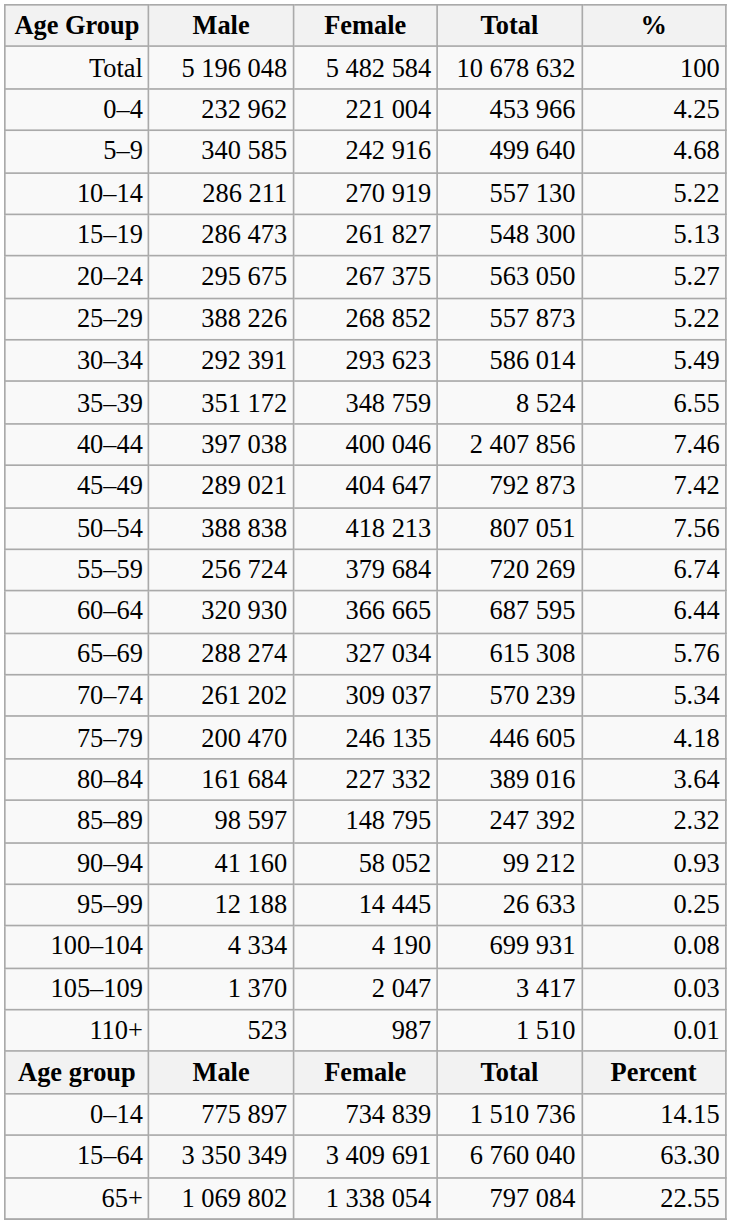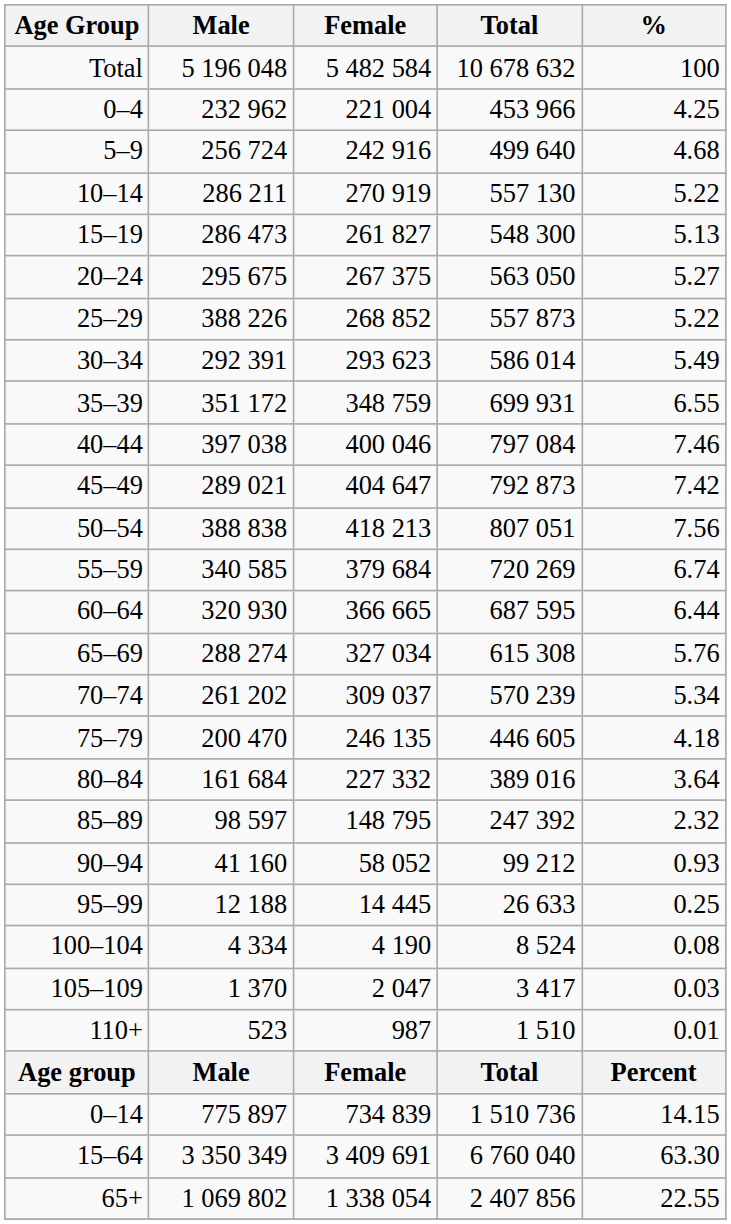(244, 151) 340 585 -> (244, 151) 256 724
(546, 402) 8 524 -> (533, 402) 699 931
(523, 444) 2 407 856 -> (533, 444) 797 084
(244, 569) 256 724 -> (244, 569) 340 585
(533, 946) 699 931 -> (546, 946) 8 524
(533, 1197) 797 084 -> (523, 1197) 2 407 856
